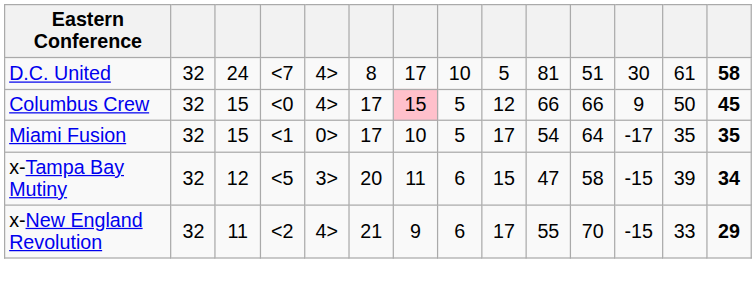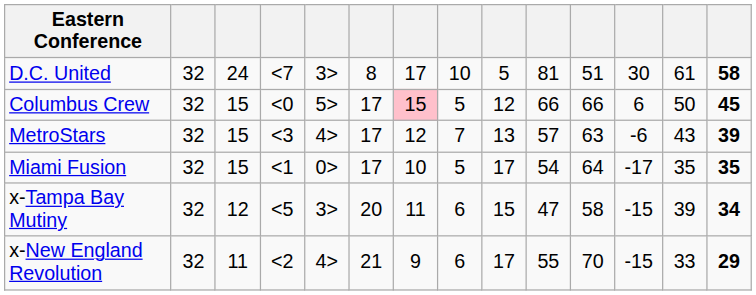(327, 73) 4> -> (327, 73) 3>
(327, 104) 4> -> (327, 104) 5>
(639, 104) 9 -> (639, 104) 6
+ row: (57, 135)
